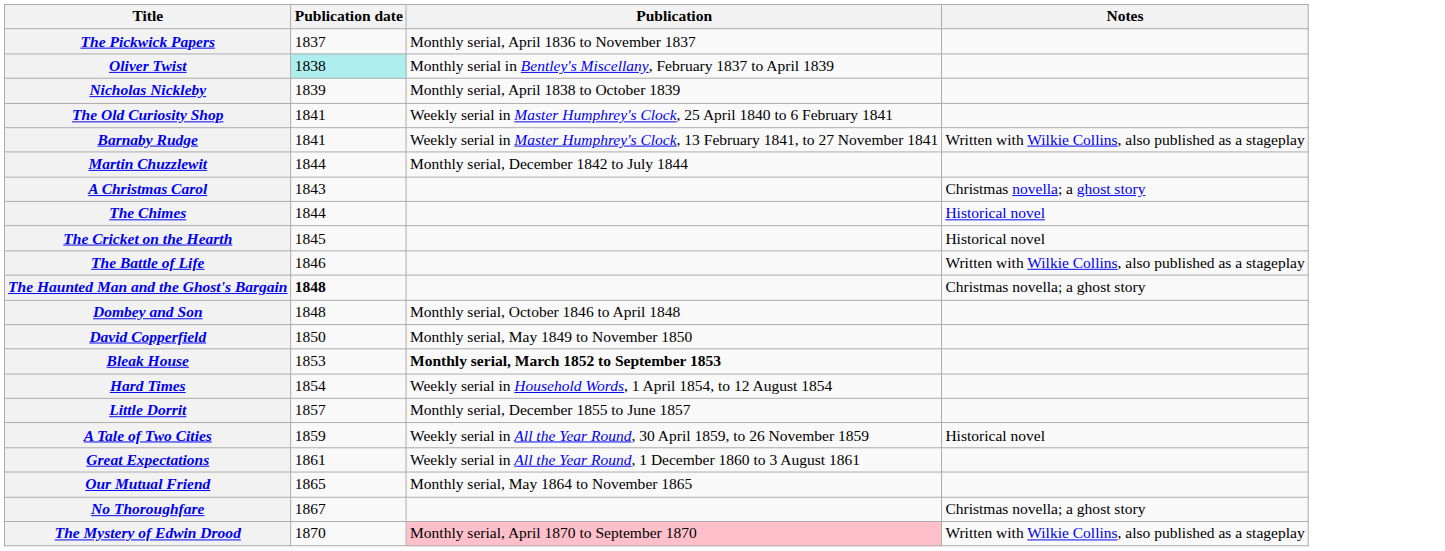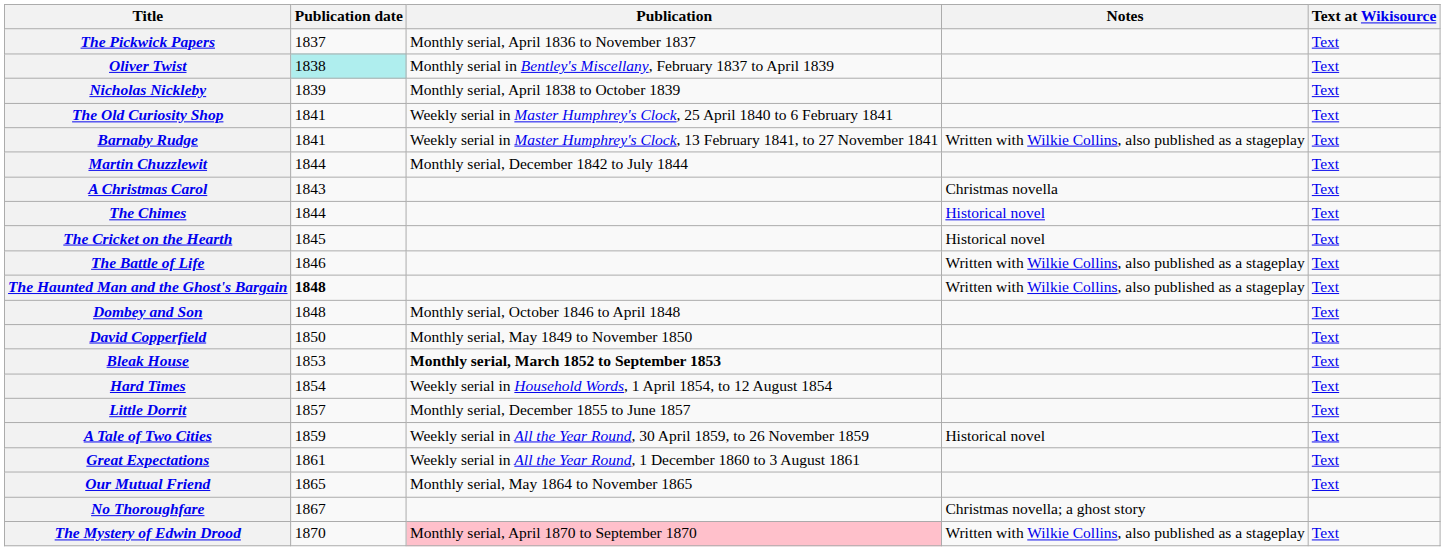+ column: (1374, 16)
(1045, 189) Christmas novella; a ghost story -> (1002, 189) Christmas novella
(1045, 287) Christmas novella; a ghost story -> (1125, 287) Written with Wilkie Collins, also published as a stageplay
